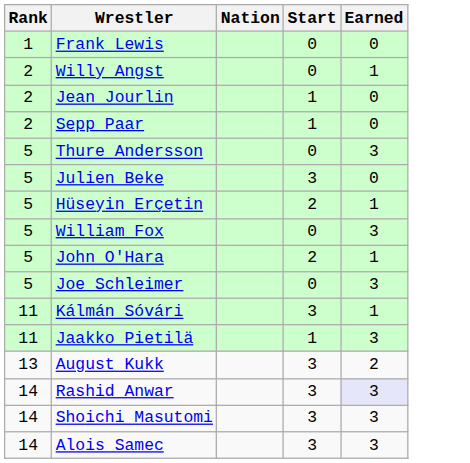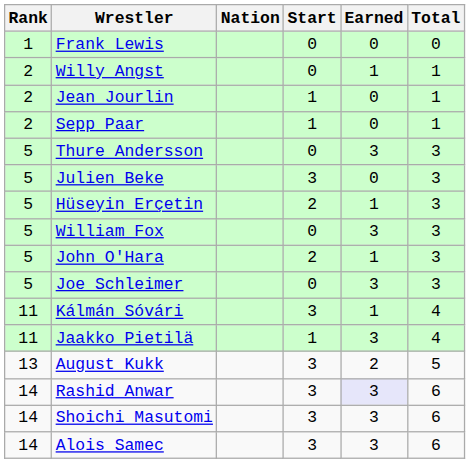+ column: (436, 18)
